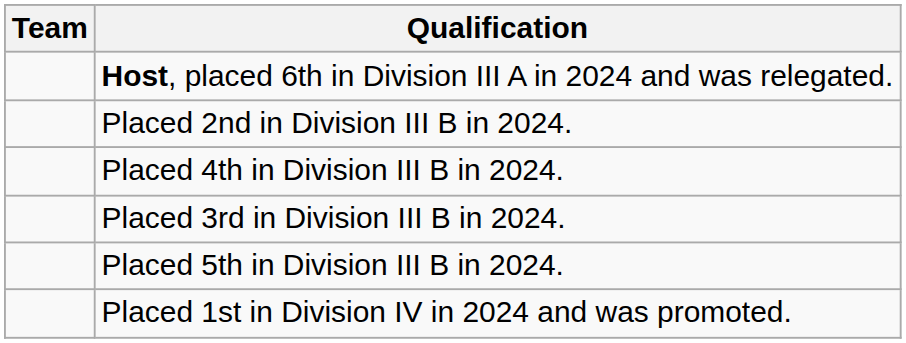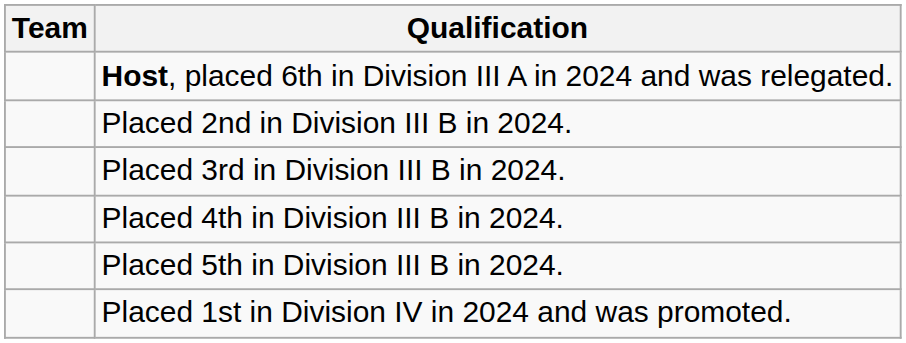rows swapped: (334, 218) <-> (333, 170)
